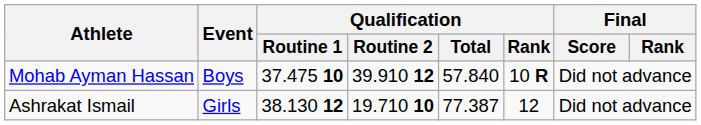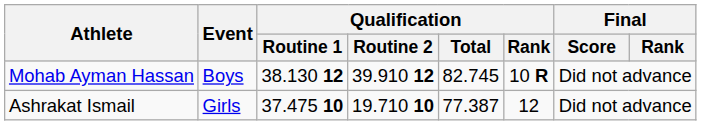(302, 76) 37.475 10 -> (302, 76) 38.130 12
(471, 76) 57.840 -> (471, 76) 82.745
(302, 105) 38.130 12 -> (302, 105) 37.475 10
